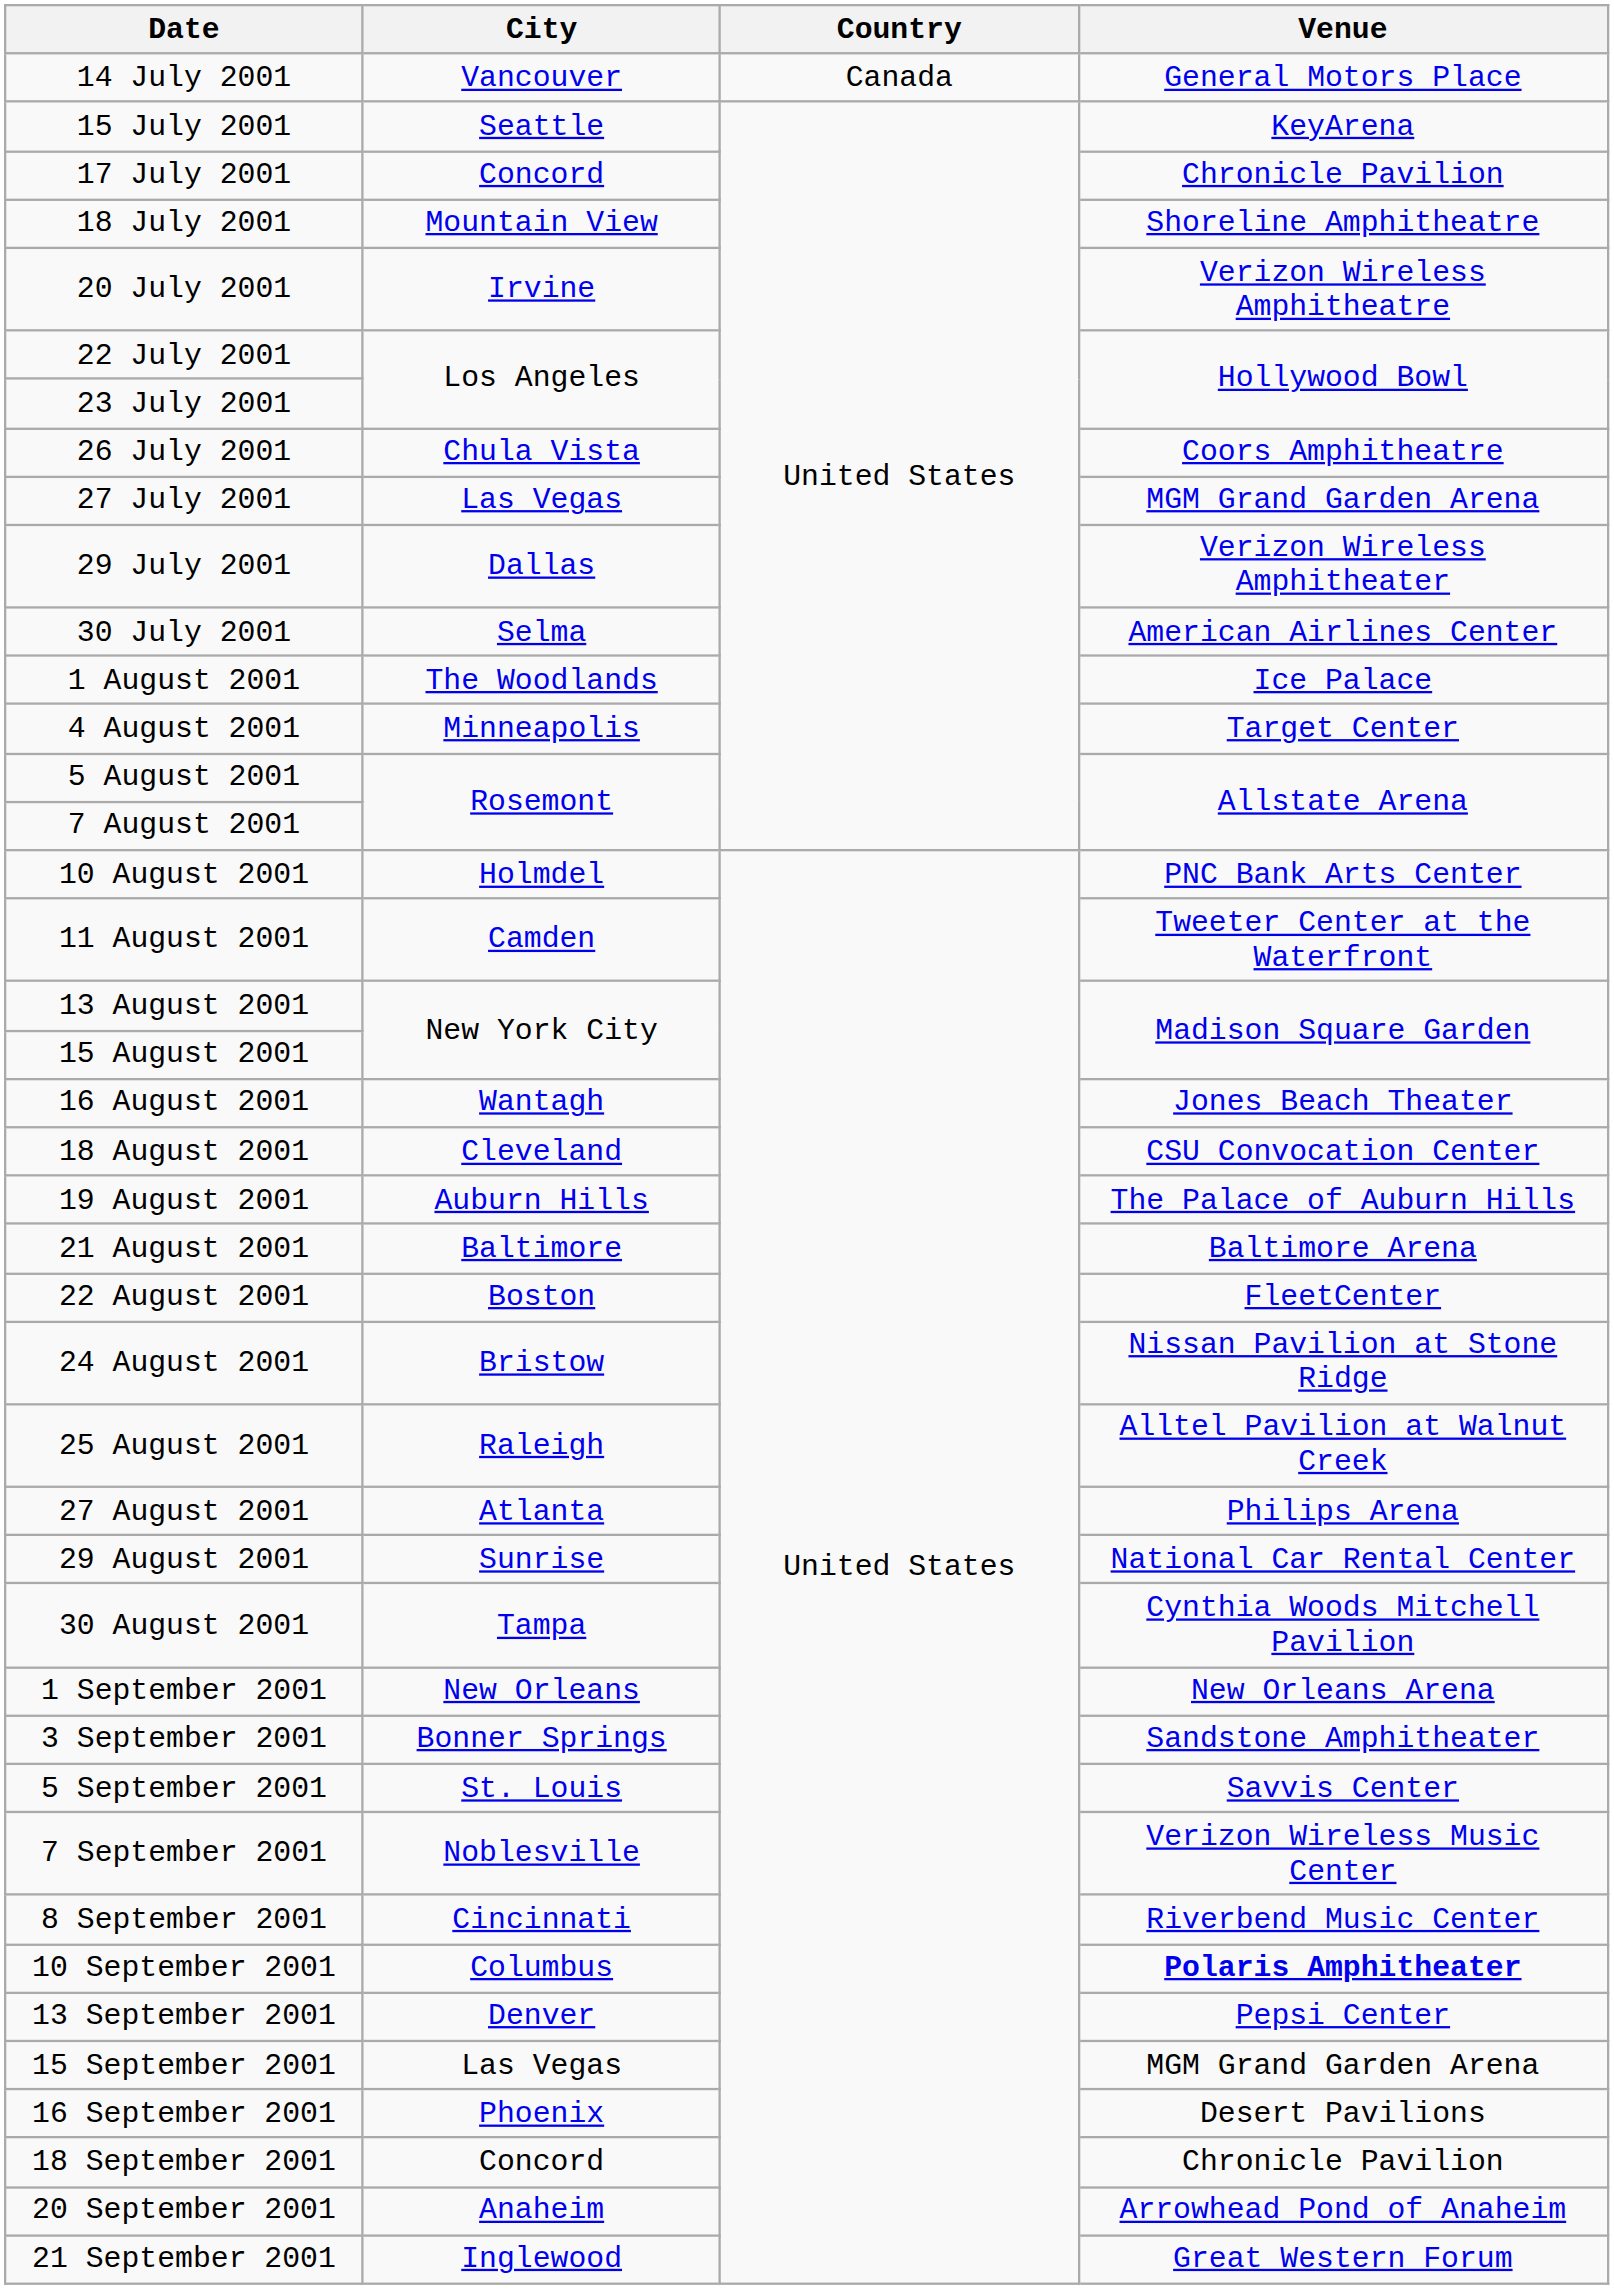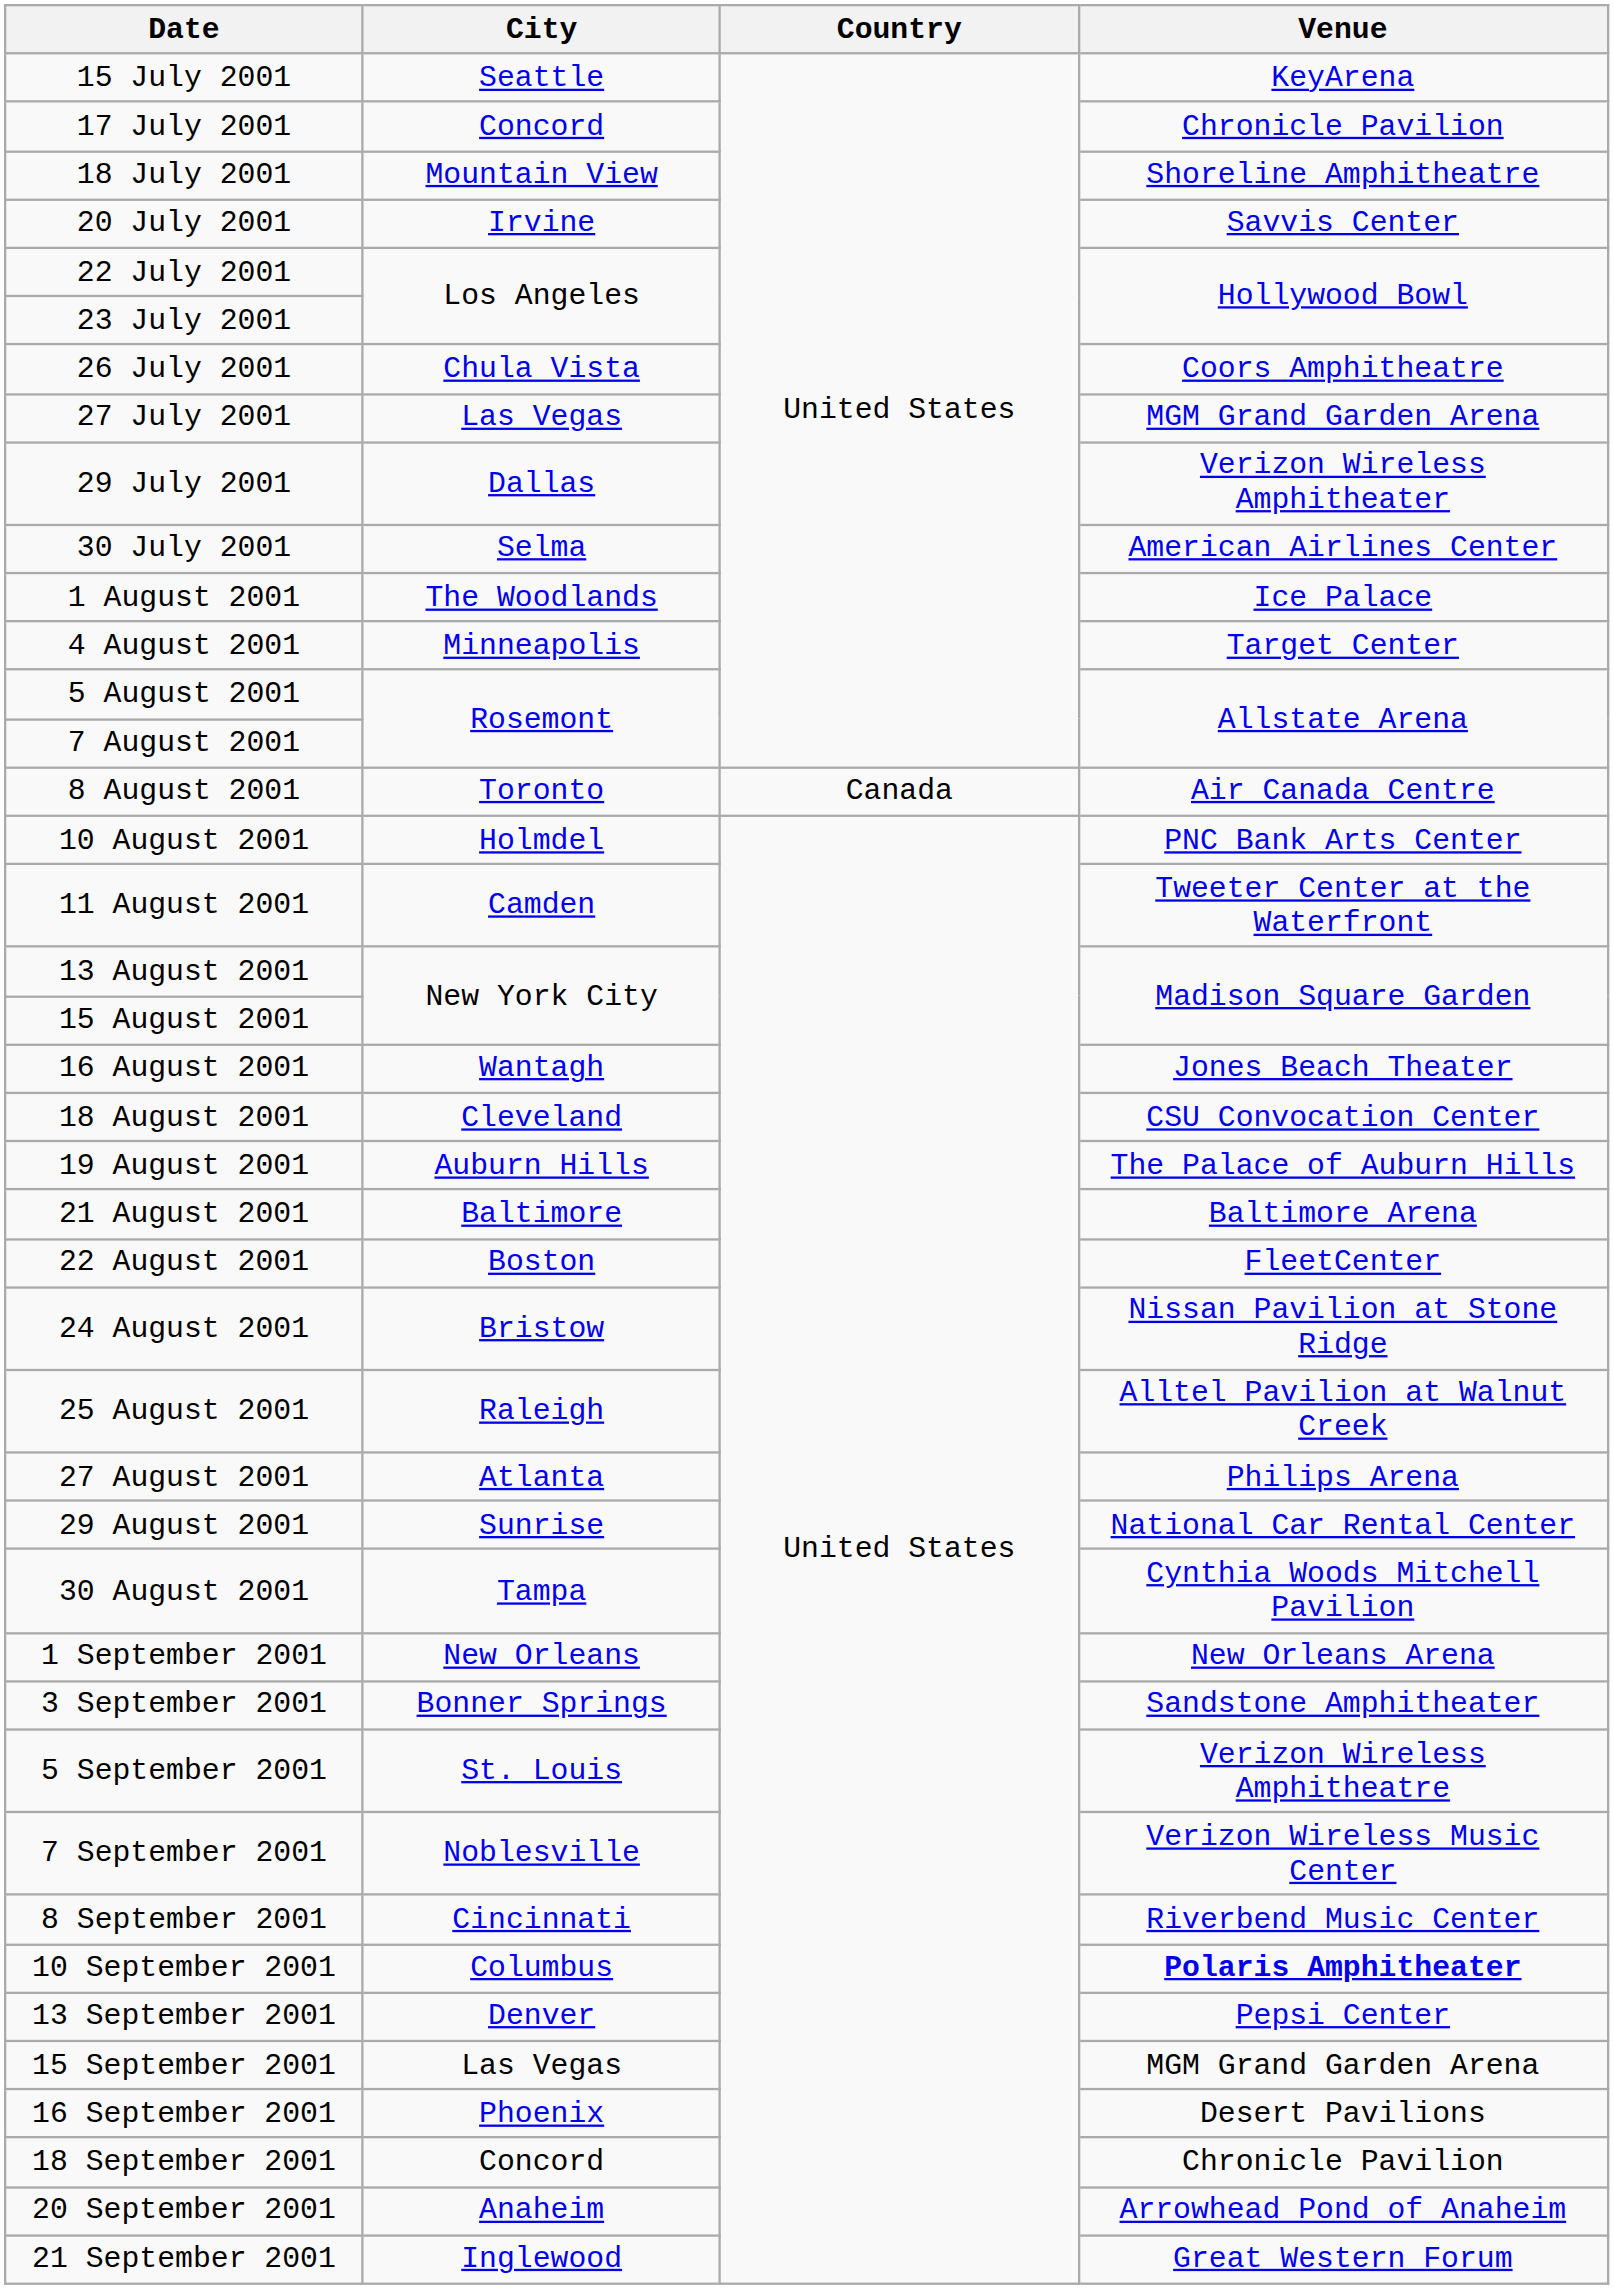- row: (184, 78)
(1343, 289) Verizon Wireless Amphitheatre -> (1343, 223) Savvis Center
+ row: (184, 792)
(1343, 1788) Savvis Center -> (1343, 1771) Verizon Wireless Amphitheatre
